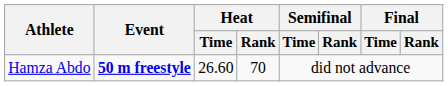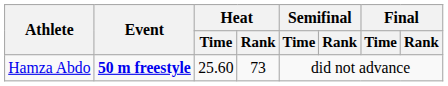(216, 68) 26.60 -> (216, 68) 25.60
(258, 68) 70 -> (258, 68) 73
